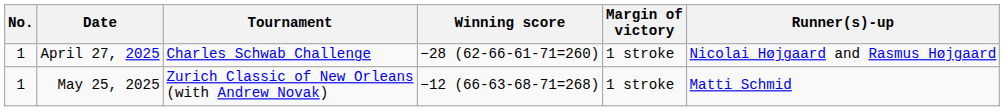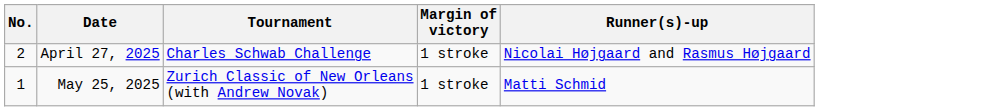- column: (510, 24)
(21, 55) 1 -> (21, 55) 2
